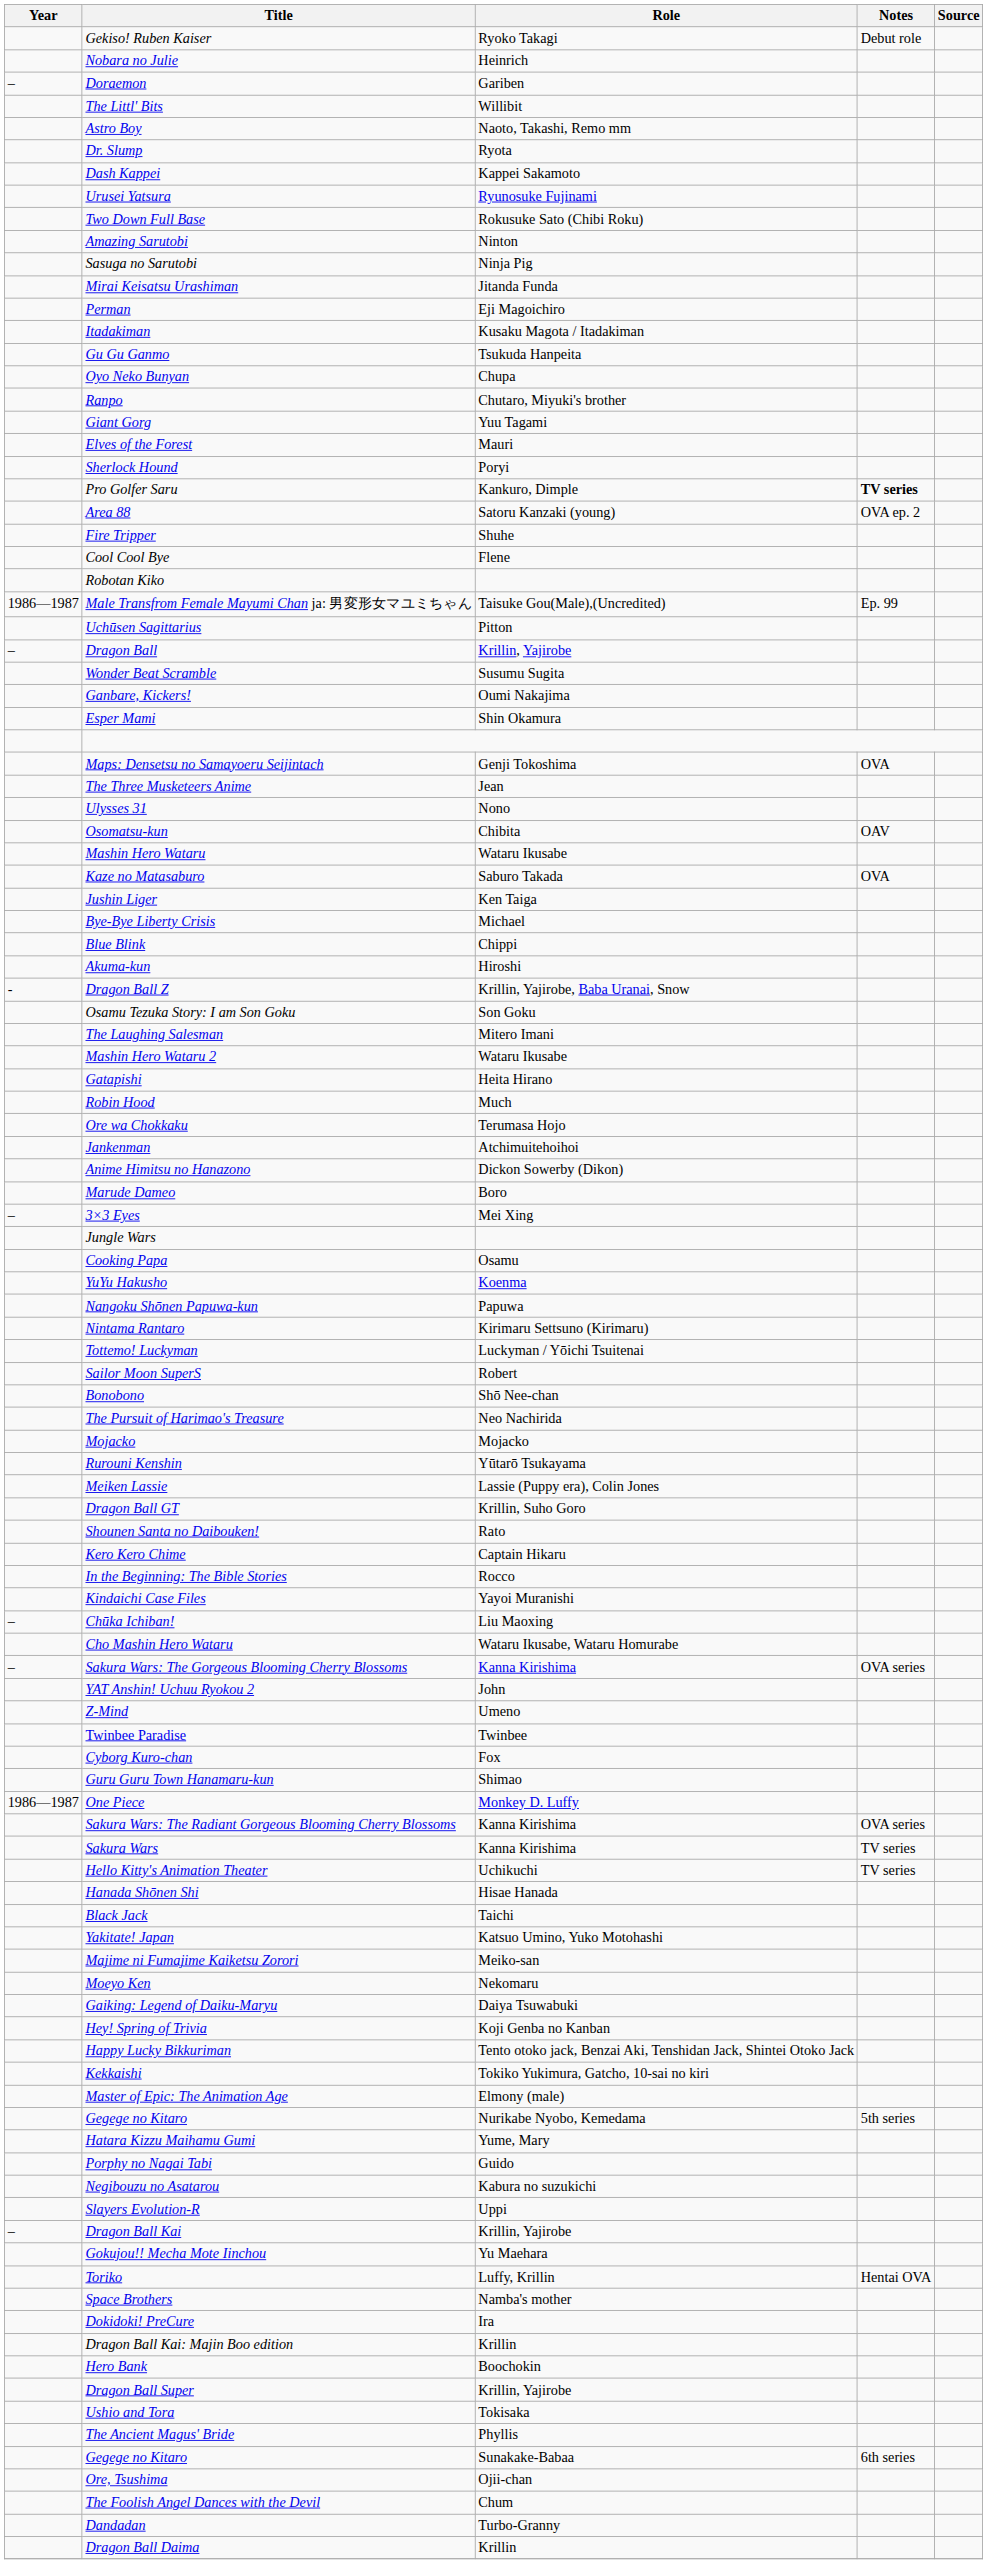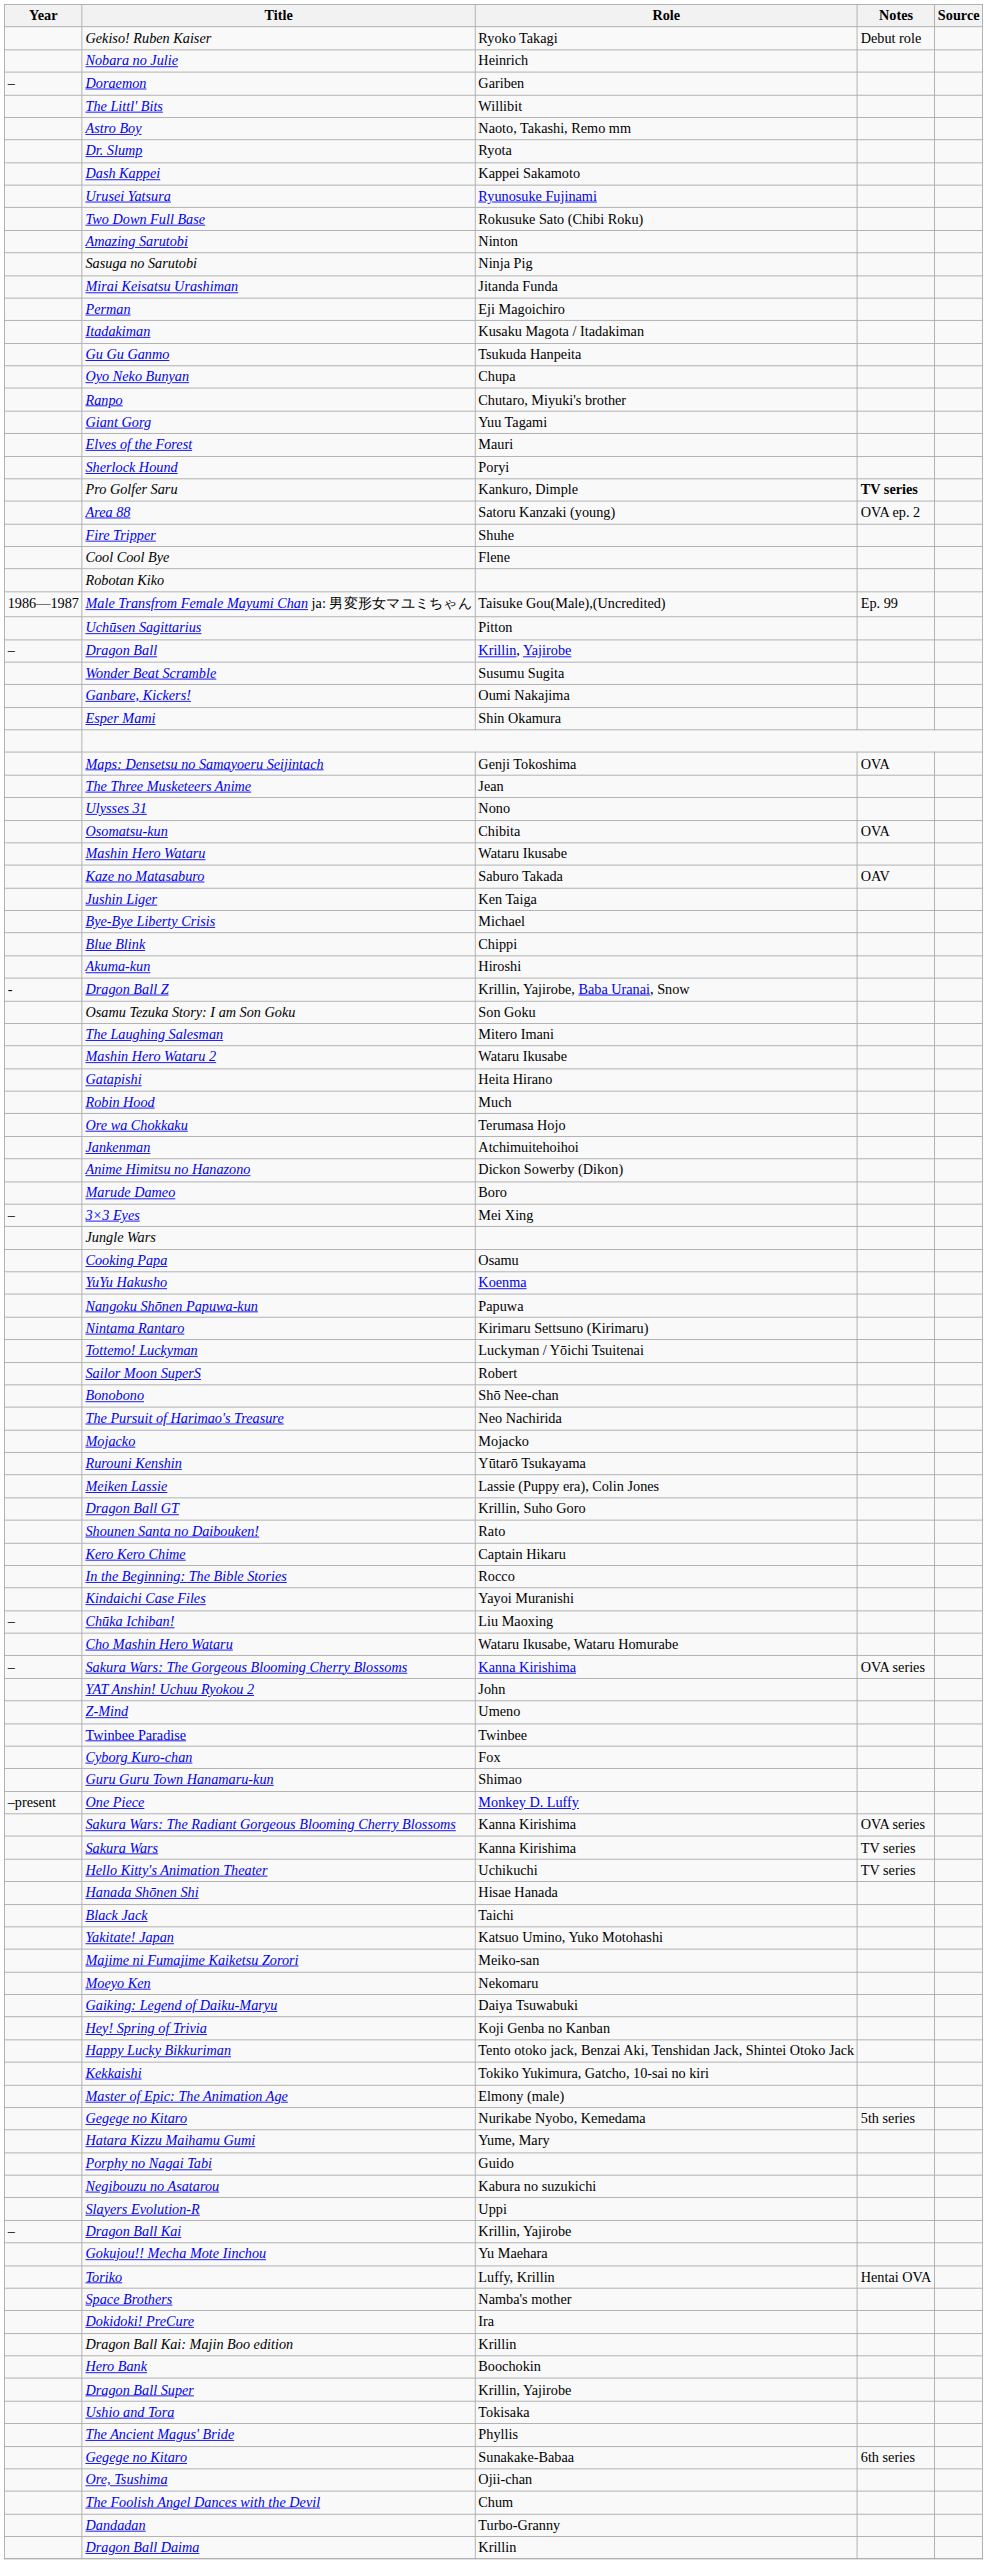(875, 831) OAV -> (875, 831) OVA
(875, 876) OVA -> (875, 876) OAV
(43, 1802) 1986—1987 -> (32, 1802) –present
